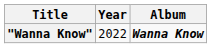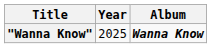(113, 33) 2022 -> (113, 33) 2025
